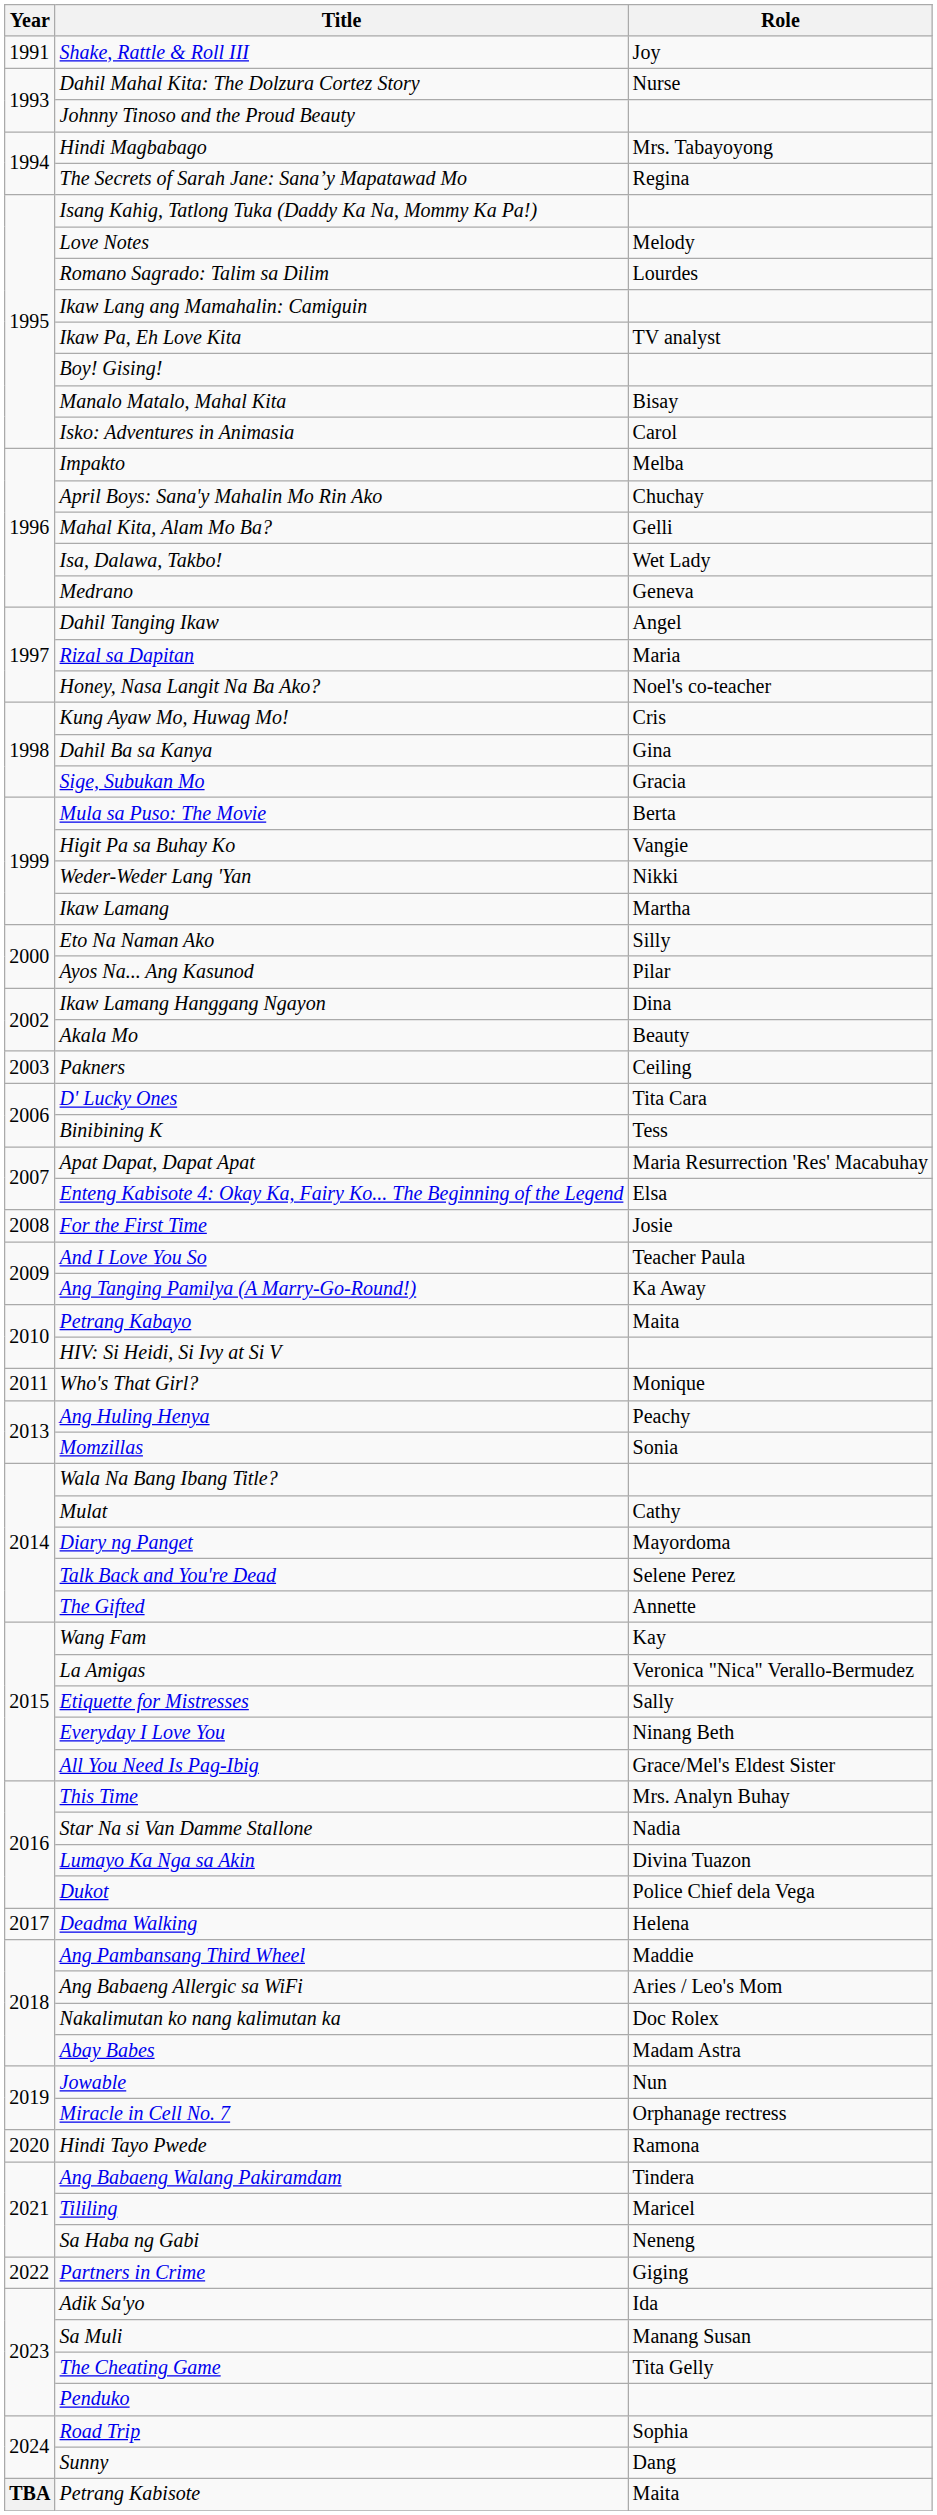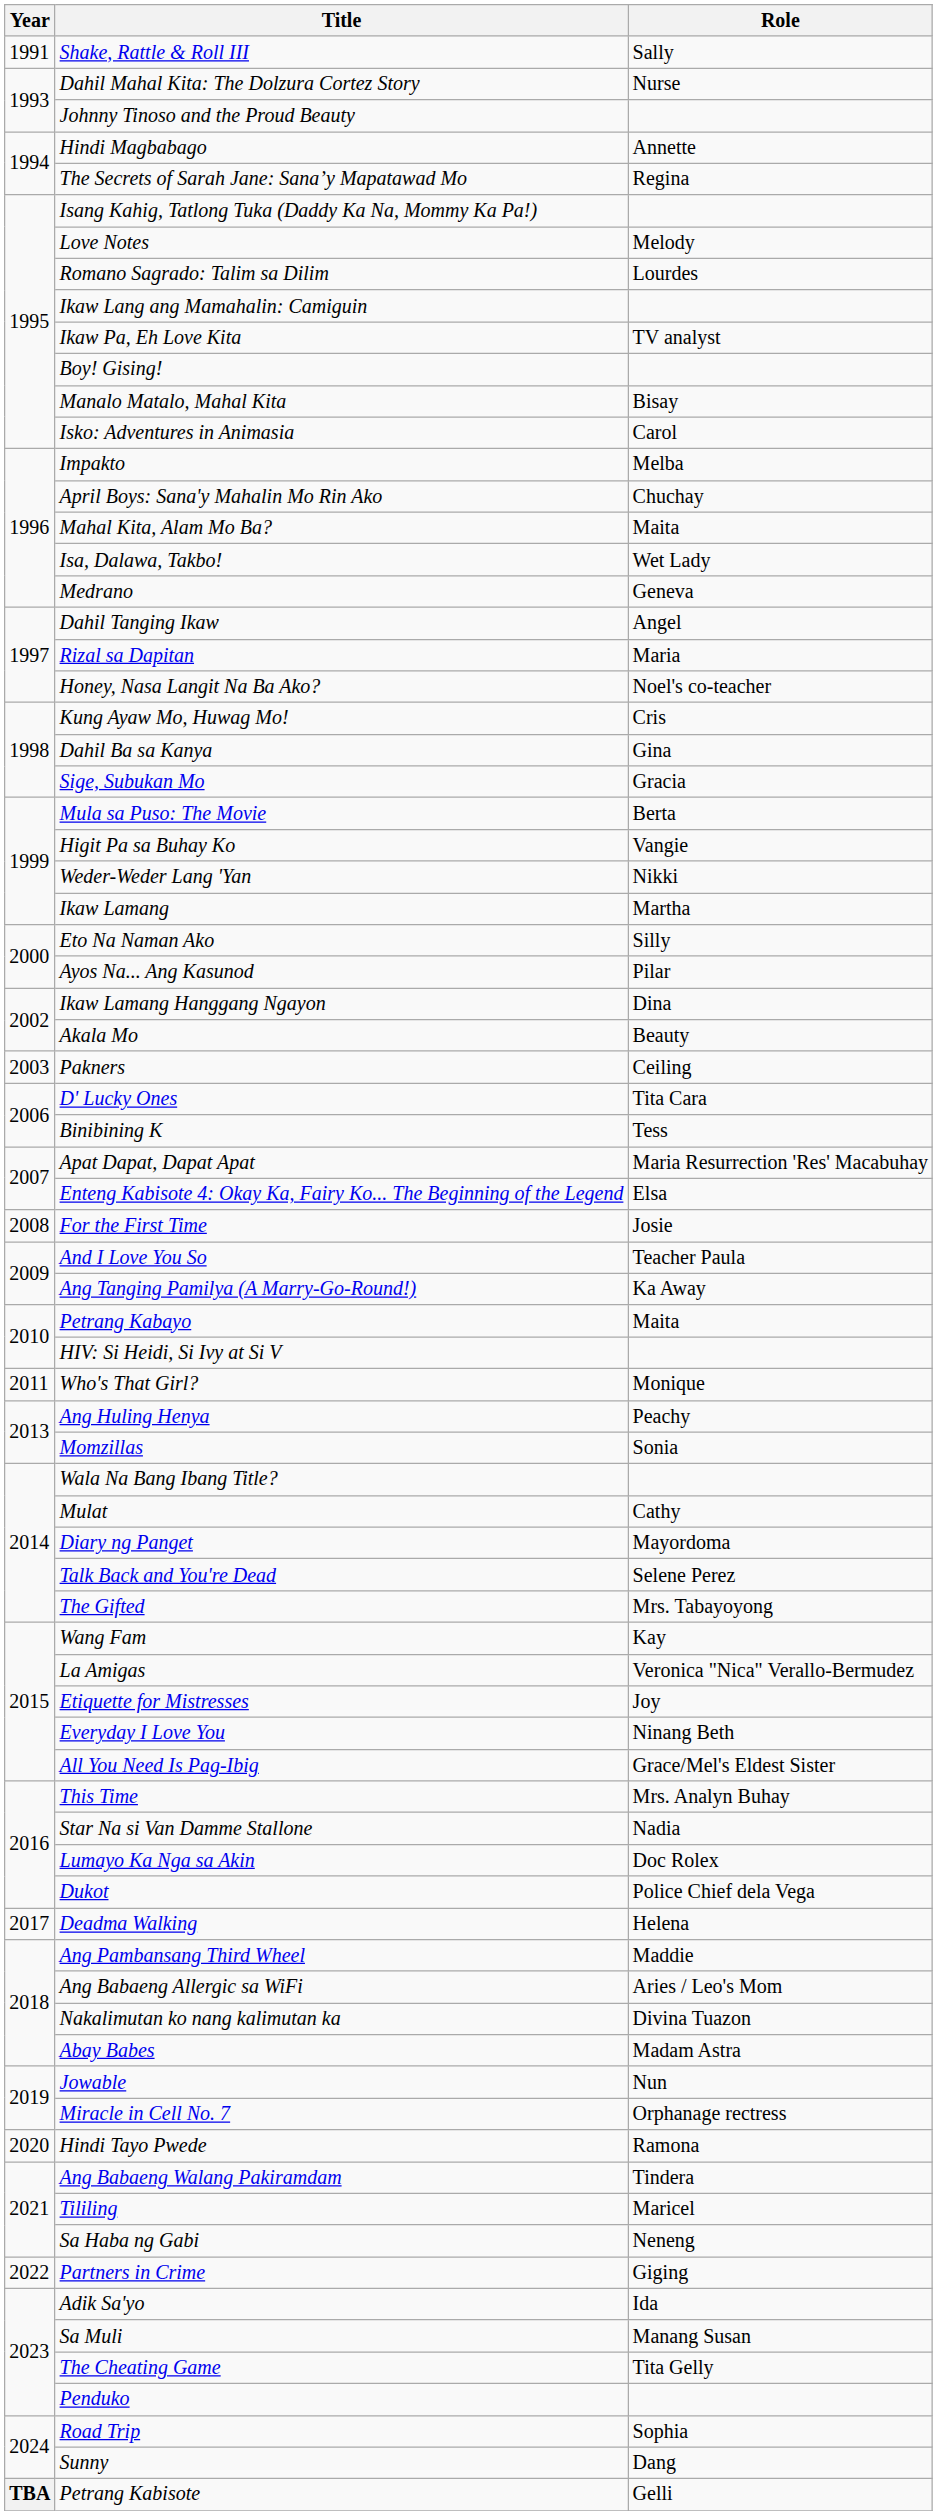(647, 52) Joy -> (653, 52) Sally
(703, 147) Mrs. Tabayoyong -> (664, 147) Annette
(653, 527) Gelli -> (656, 527) Maita
(664, 1606) Annette -> (703, 1606) Mrs. Tabayoyong
(653, 1701) Sally -> (647, 1701) Joy
(692, 1860) Divina Tuazon -> (676, 1860) Doc Rolex
(676, 2018) Doc Rolex -> (692, 2018) Divina Tuazon
(656, 2494) Maita -> (653, 2494) Gelli
